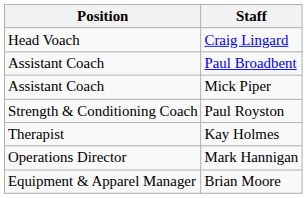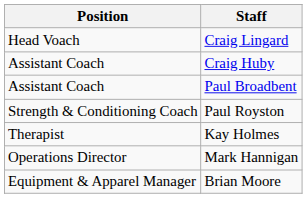+ row: (239, 63)
- row: (238, 87)
